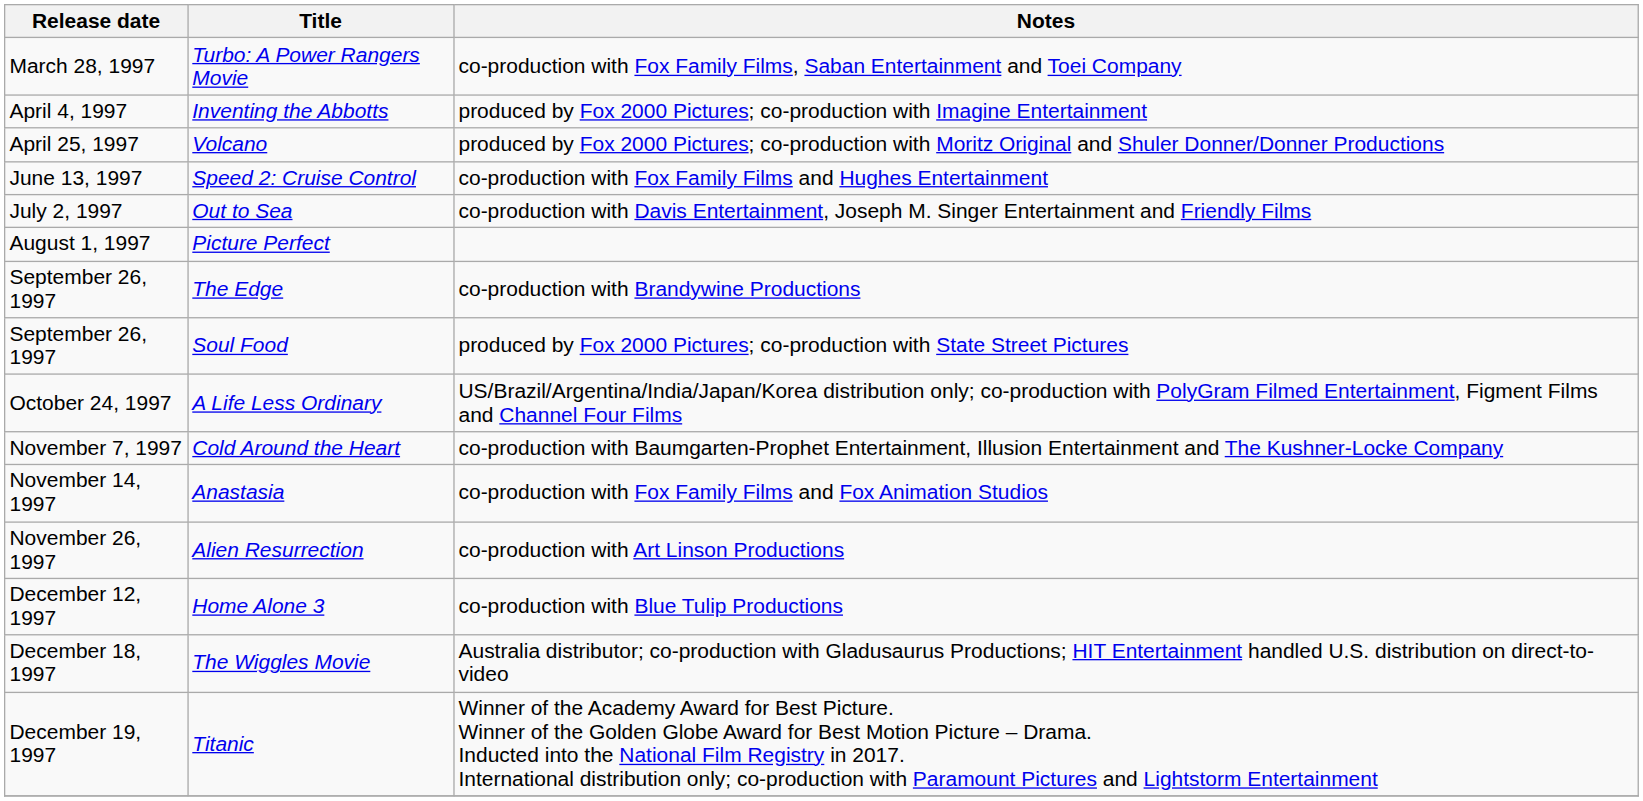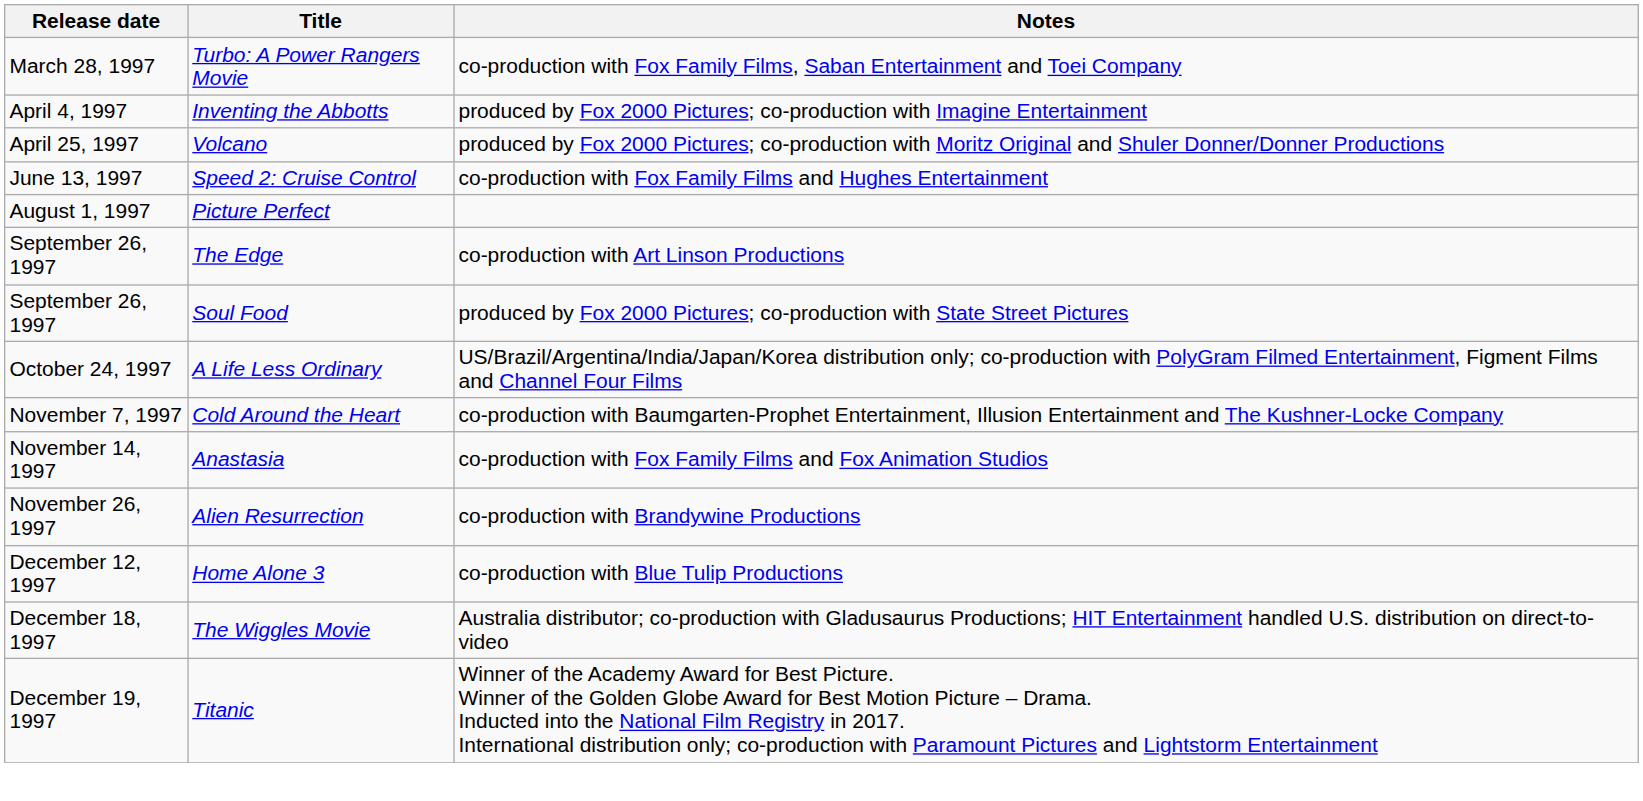- row: (242, 210)
(659, 289) co-production with Brandywine Productions -> (651, 255) co-production with Art Linson Productions
(651, 549) co-production with Art Linson Productions -> (659, 516) co-production with Brandywine Productions
